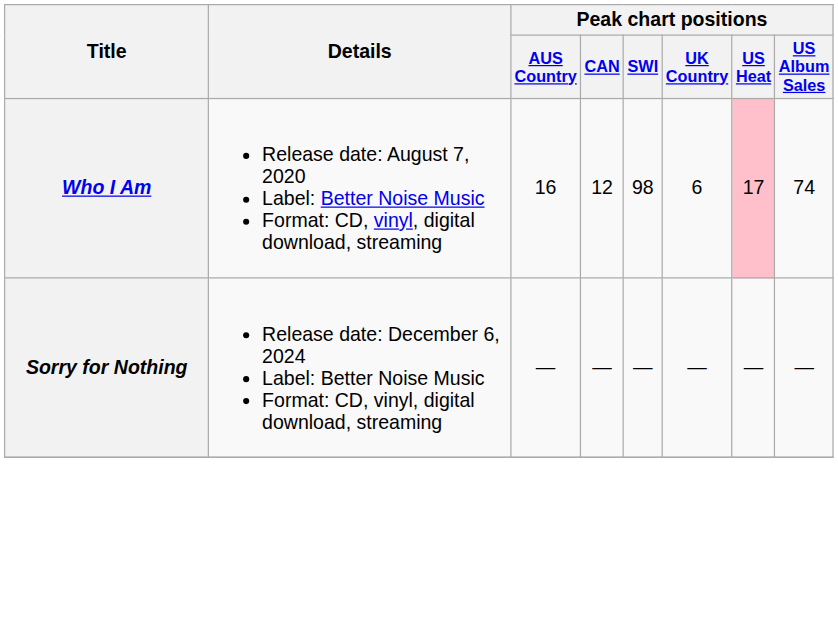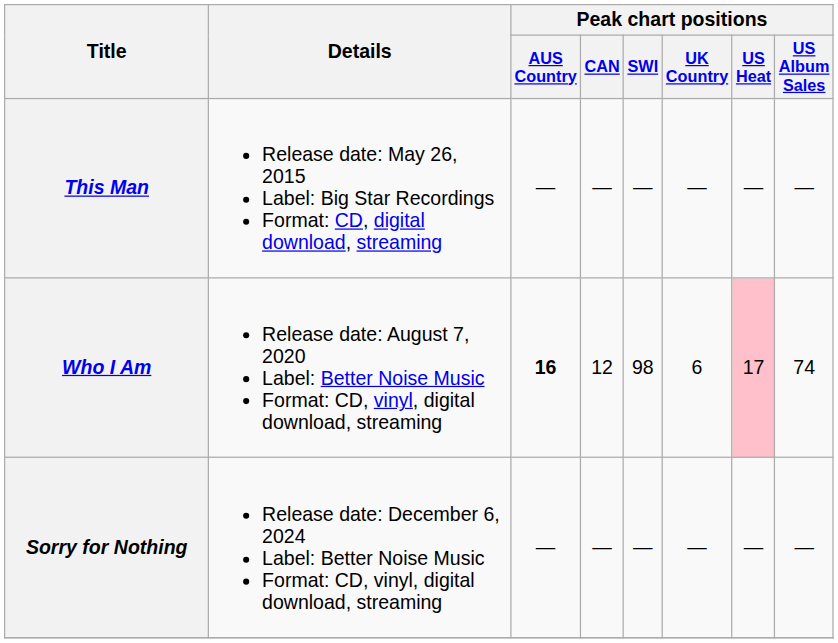+ row: (107, 187)
(546, 187) normal -> (546, 367) bold
